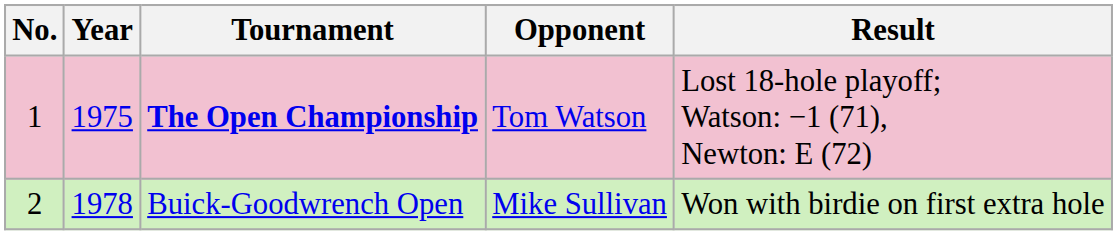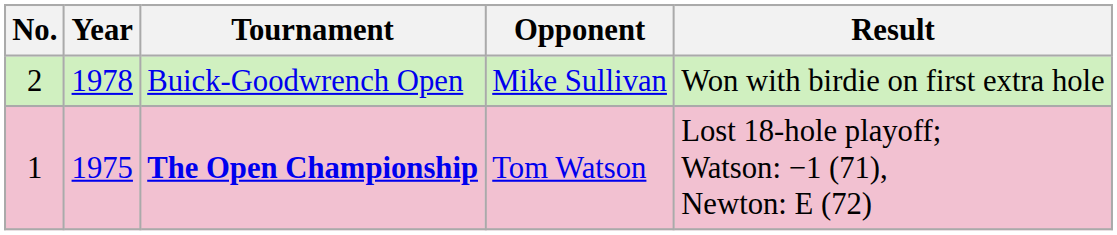rows swapped: (313, 116) <-> (305, 203)
